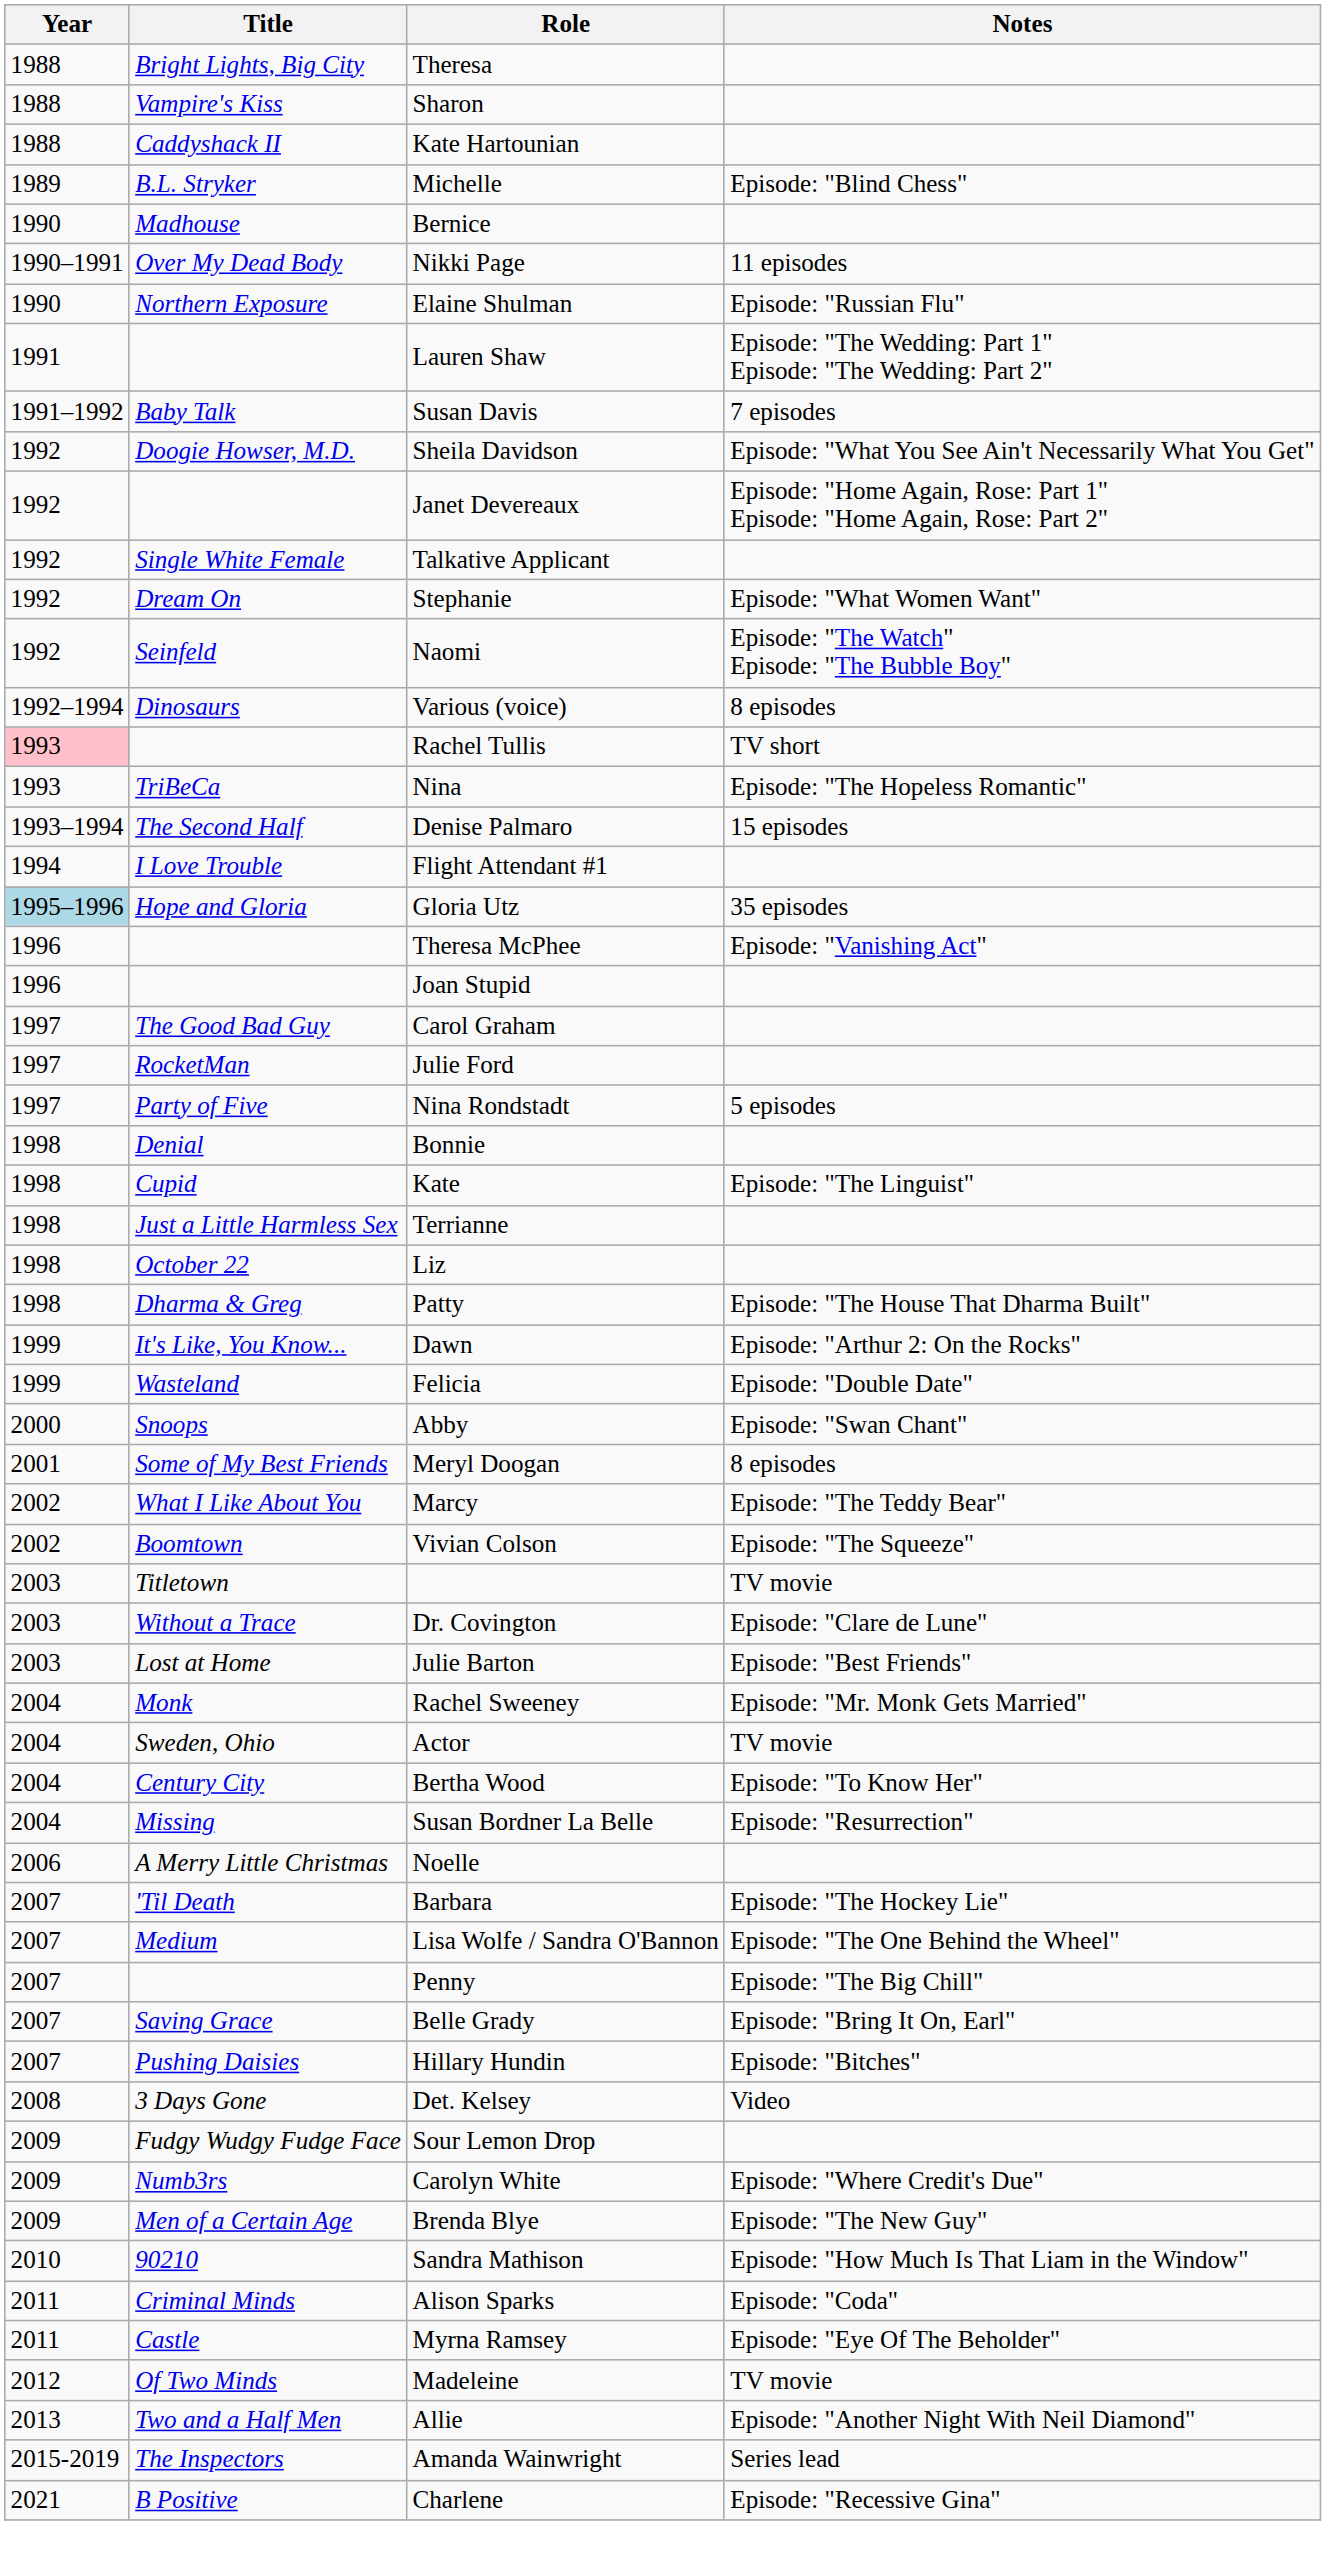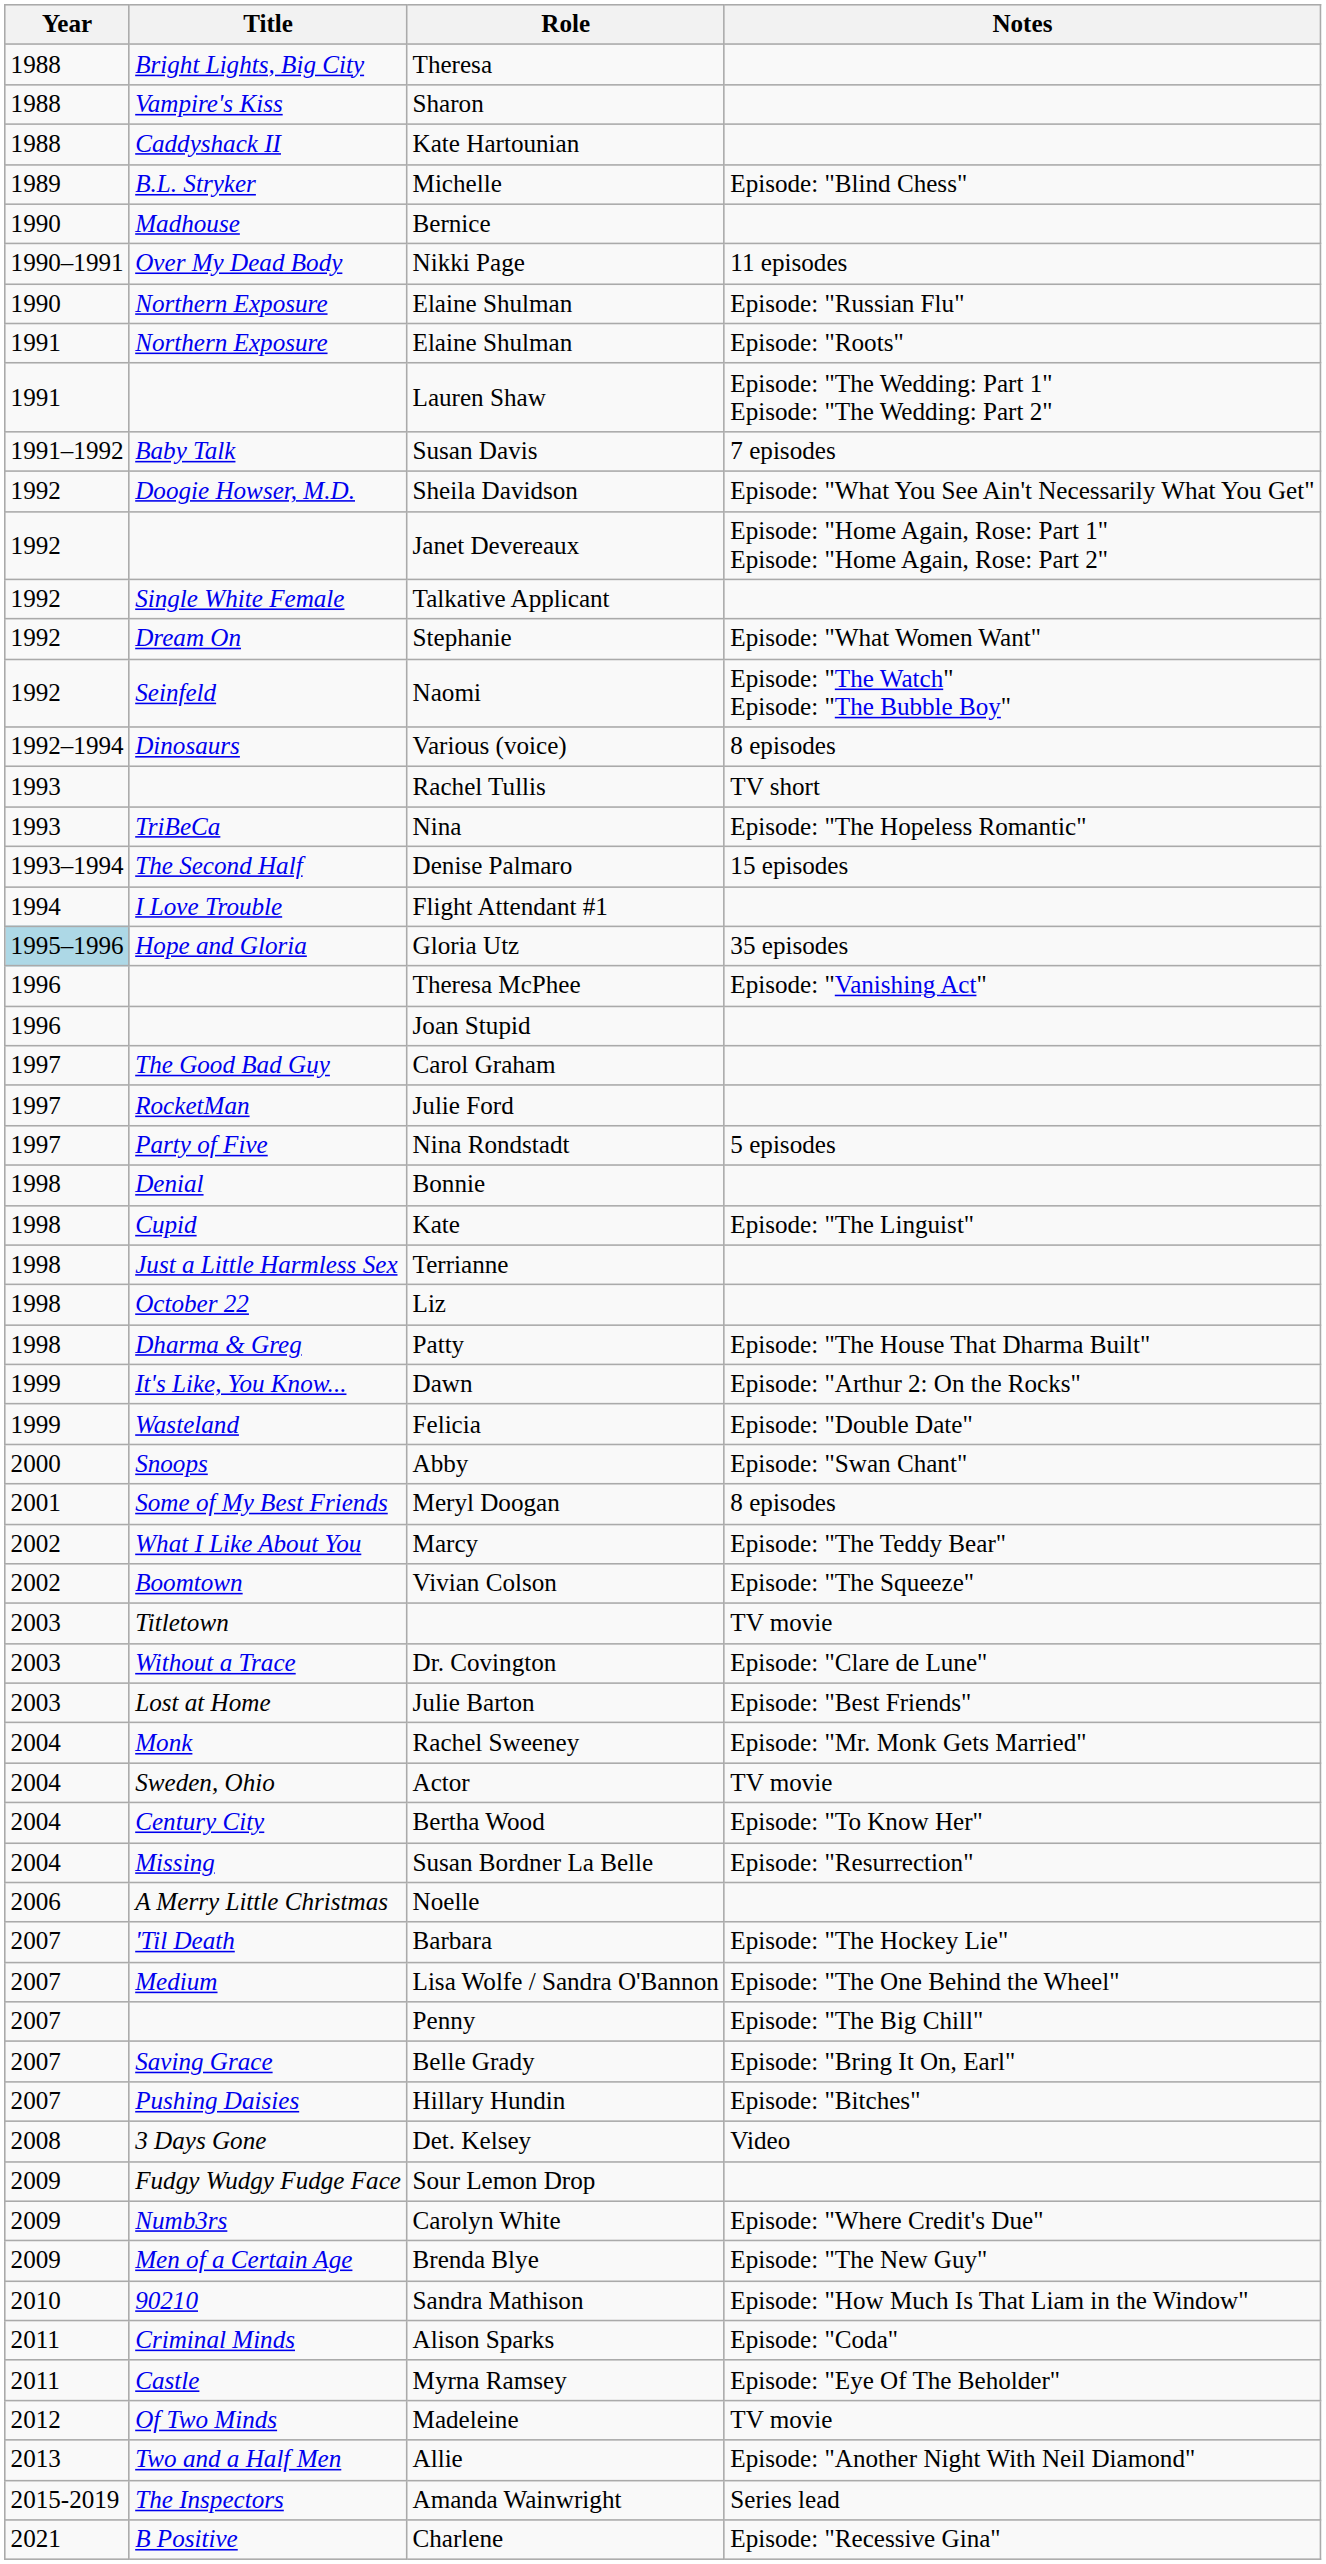+ row: (492, 343)
(36, 746) pink background -> (36, 786) no background
